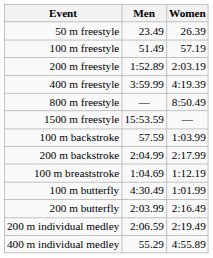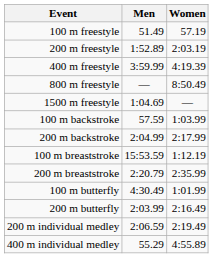- row: (87, 31)
(144, 119) 15:53.59 -> (147, 102) 1:04.69
(147, 173) 1:04.69 -> (144, 155) 15:53.59
+ row: (77, 173)
